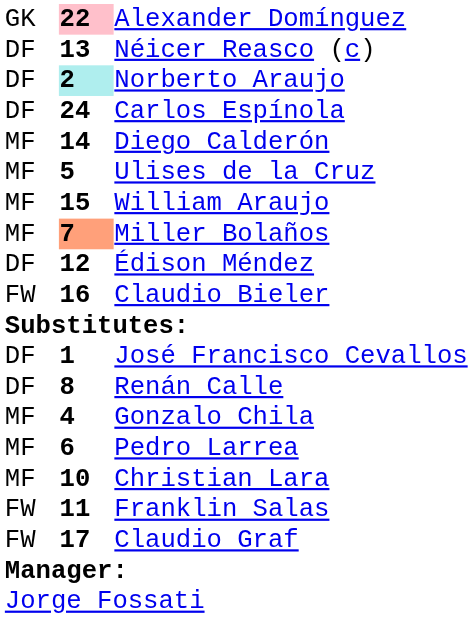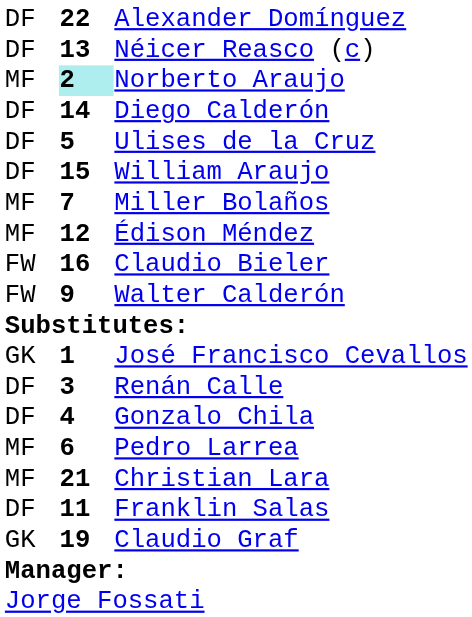(20, 19) GK -> (20, 19) DF
(75, 19) pink background -> (75, 19) no background
(20, 81) DF -> (20, 81) MF
- row: (230, 111)
(20, 142) MF -> (20, 111) DF
(20, 173) MF -> (20, 142) DF
(20, 203) MF -> (20, 173) DF
(67, 234) lightsalmon background -> (67, 203) no background
(20, 265) DF -> (20, 234) MF
+ row: (230, 295)
(20, 357) DF -> (20, 357) GK
(67, 387) 8 -> (67, 387) 3
(20, 418) MF -> (20, 418) DF
(75, 479) 10 -> (75, 479) 21
(20, 510) FW -> (20, 510) DF
(20, 541) FW -> (20, 541) GK
(75, 541) 17 -> (75, 541) 19
